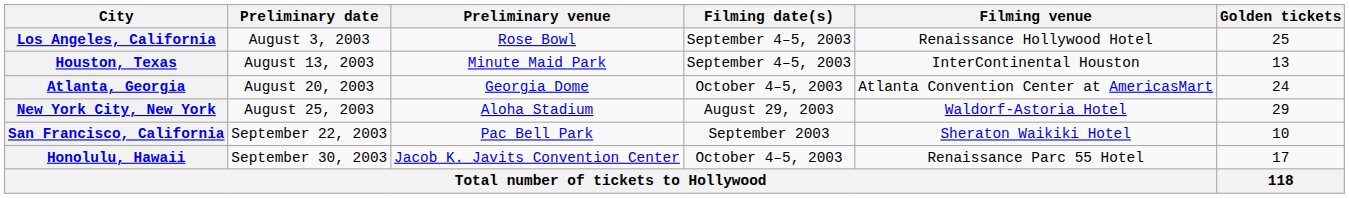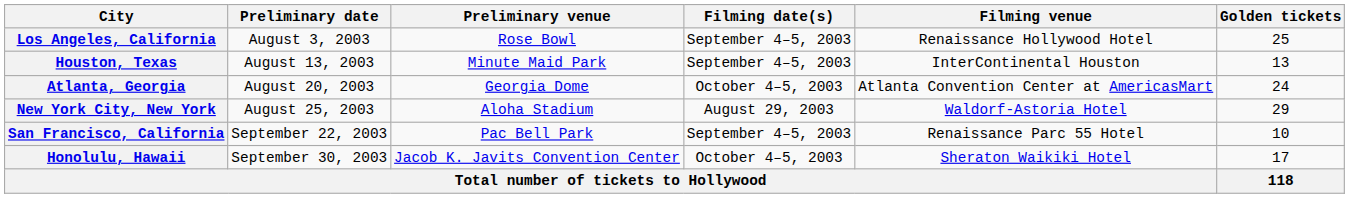(769, 134) September 2003 -> (769, 134) September 4–5, 2003
(1036, 134) Sheraton Waikiki Hotel -> (1036, 134) Renaissance Parc 55 Hotel
(1036, 157) Renaissance Parc 55 Hotel -> (1036, 157) Sheraton Waikiki Hotel
